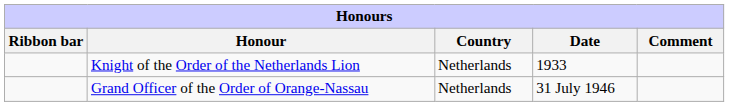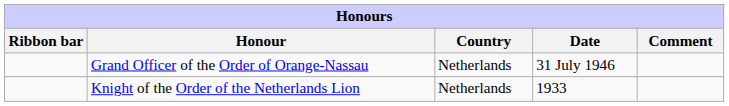rows swapped: (225, 64) <-> (230, 88)
